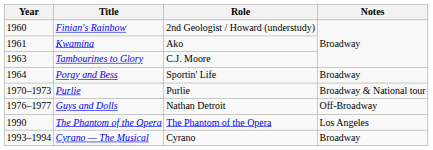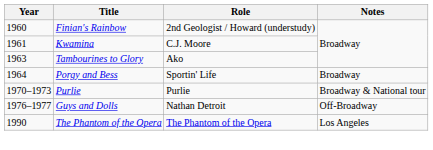(175, 43) Ako -> (188, 43) C.J. Moore
(188, 59) C.J. Moore -> (175, 59) Ako
- row: (102, 138)
